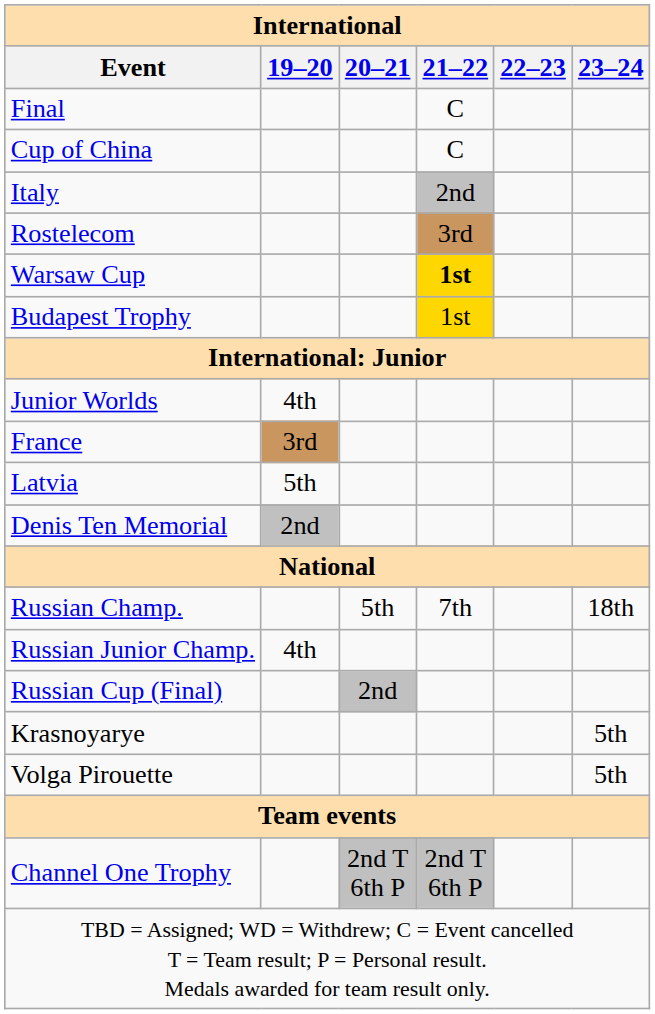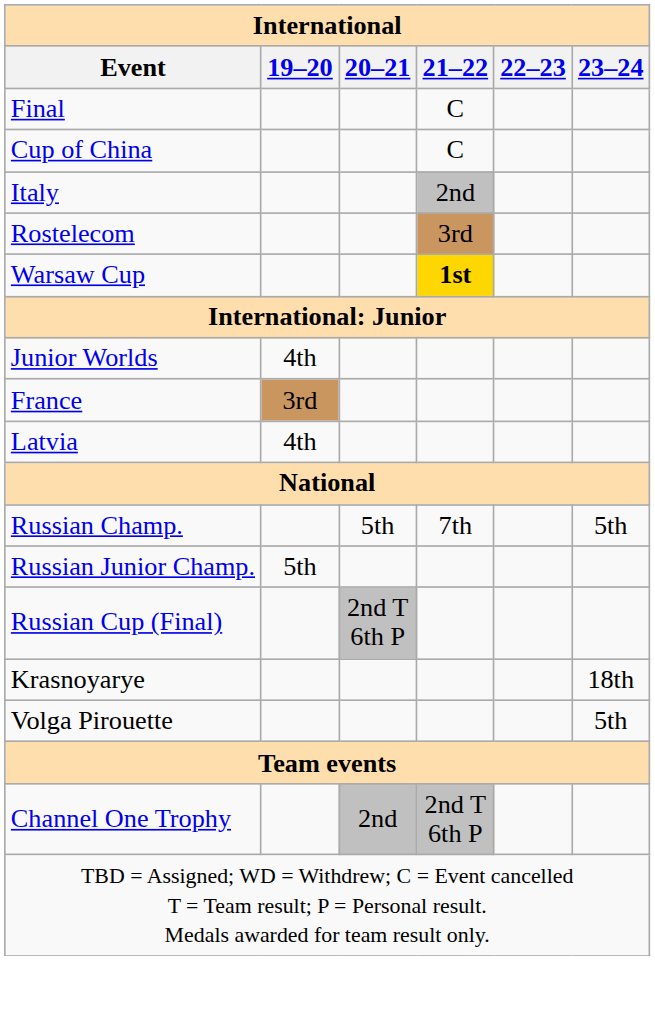- row: (101, 316)
(300, 483) 5th -> (300, 441) 4th
- row: (119, 524)
(611, 607) 18th -> (611, 524) 5th
(300, 649) 4th -> (300, 566) 5th
(378, 691) 2nd -> (378, 622) 2nd T 6th P
(611, 732) 5th -> (611, 679) 18th
(378, 872) 2nd T 6th P -> (378, 818) 2nd
